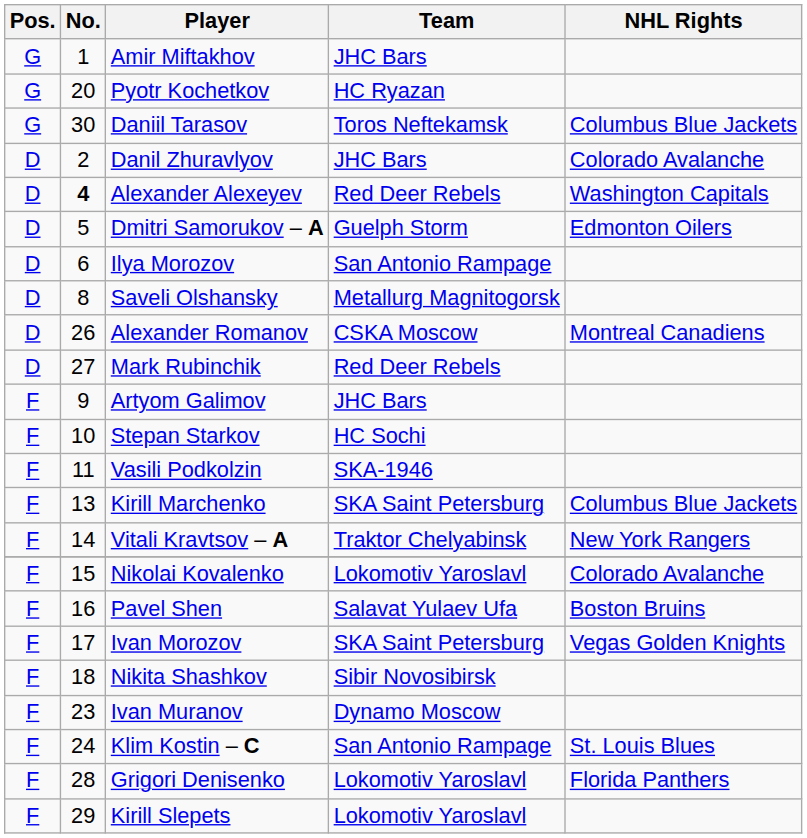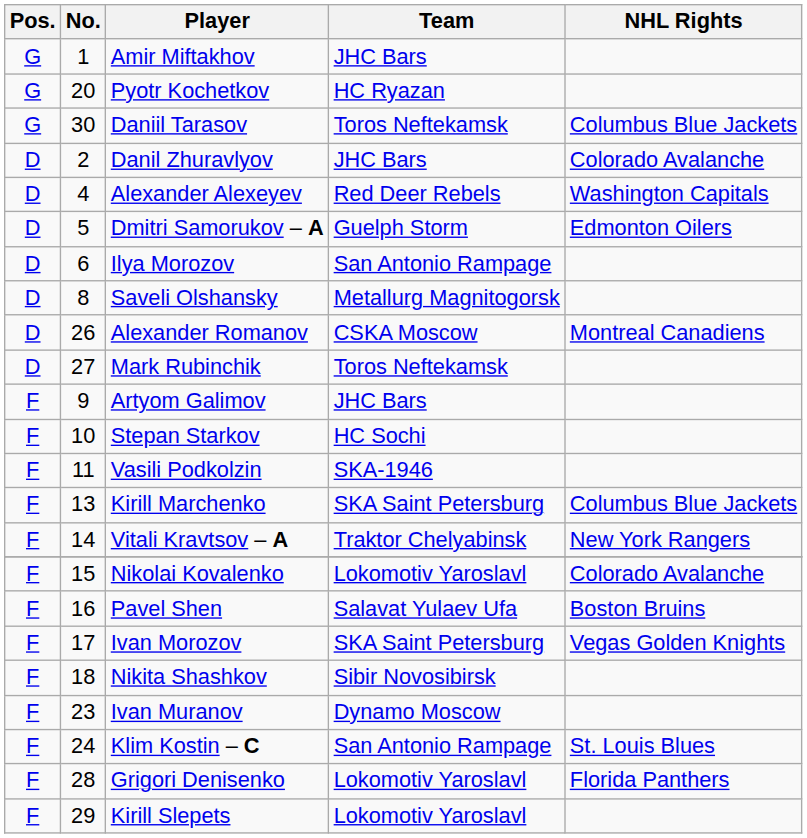(83, 194) bold -> (83, 194) normal
(417, 366) Red Deer Rebels -> (421, 366) Toros Neftekamsk
